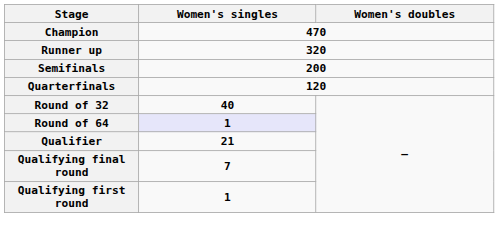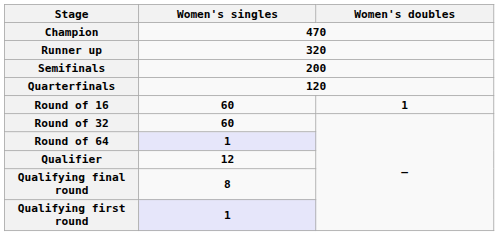+ row: (72, 105)
(227, 105) 40 -> (227, 123) 60
(227, 141) 21 -> (227, 159) 12
(227, 166) 7 -> (227, 184) 8
(227, 197) no background -> (227, 215) lavender background
